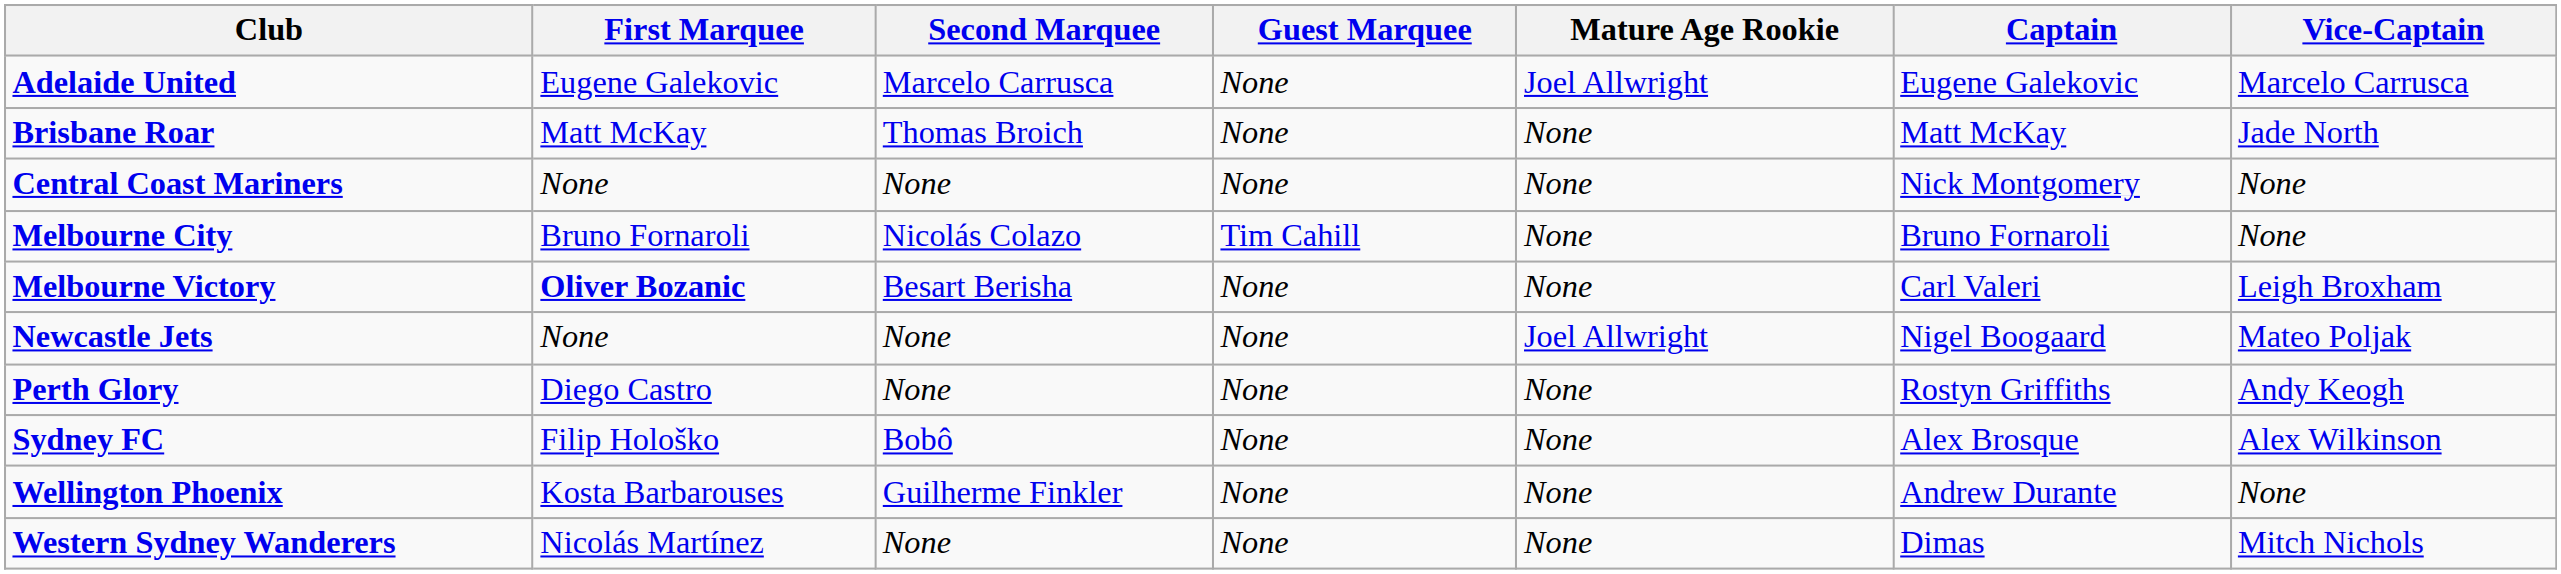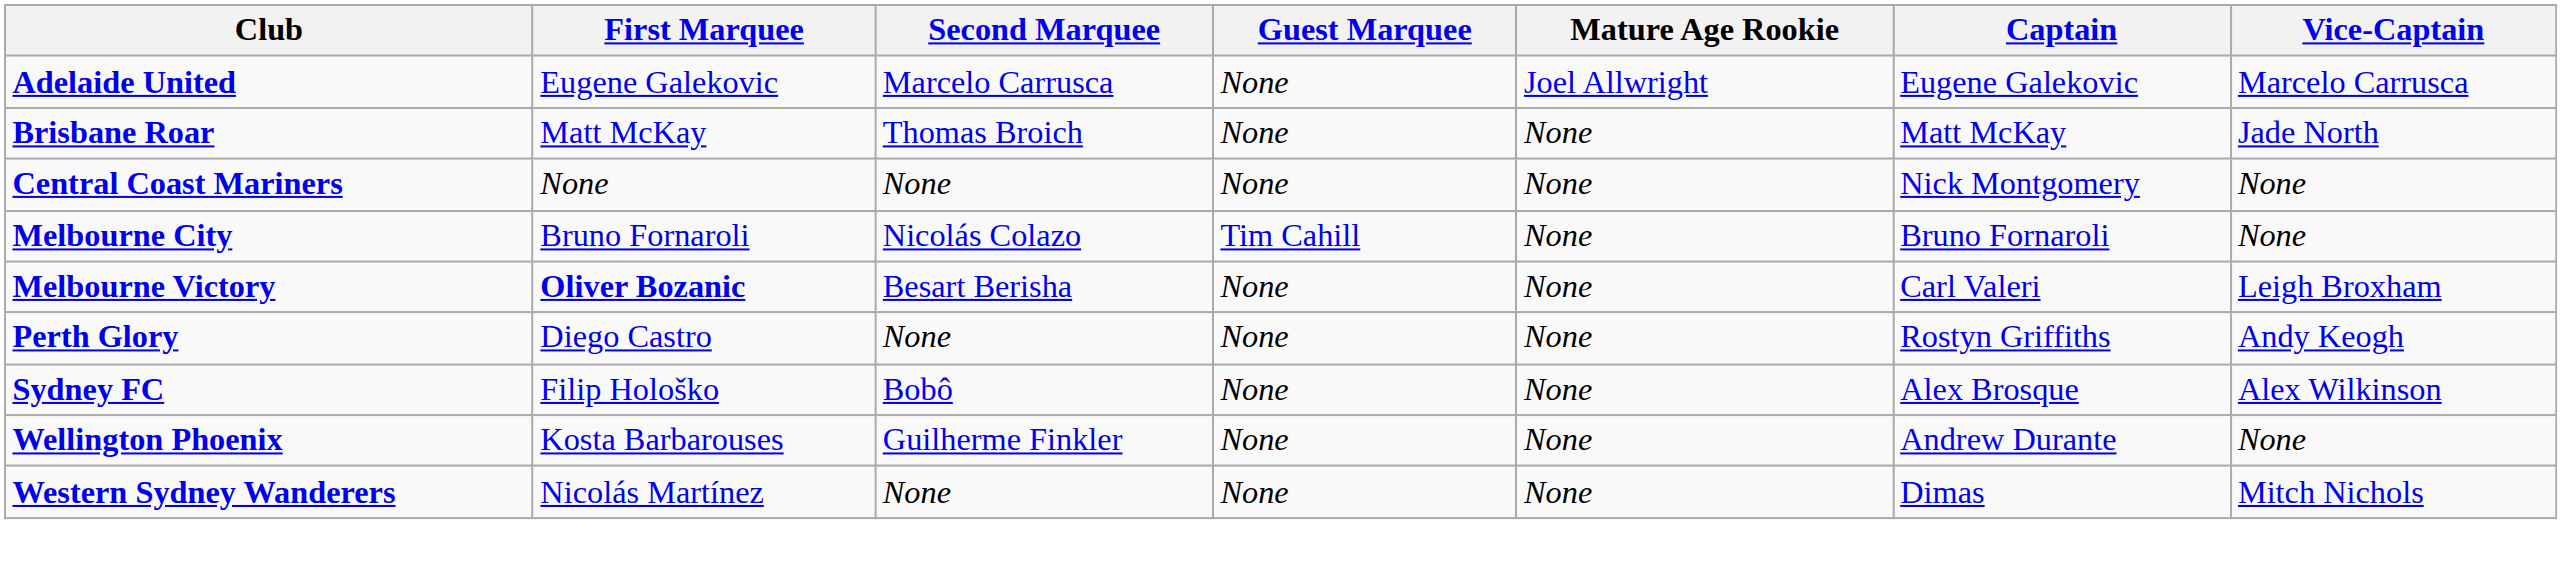- row: (113, 337)
